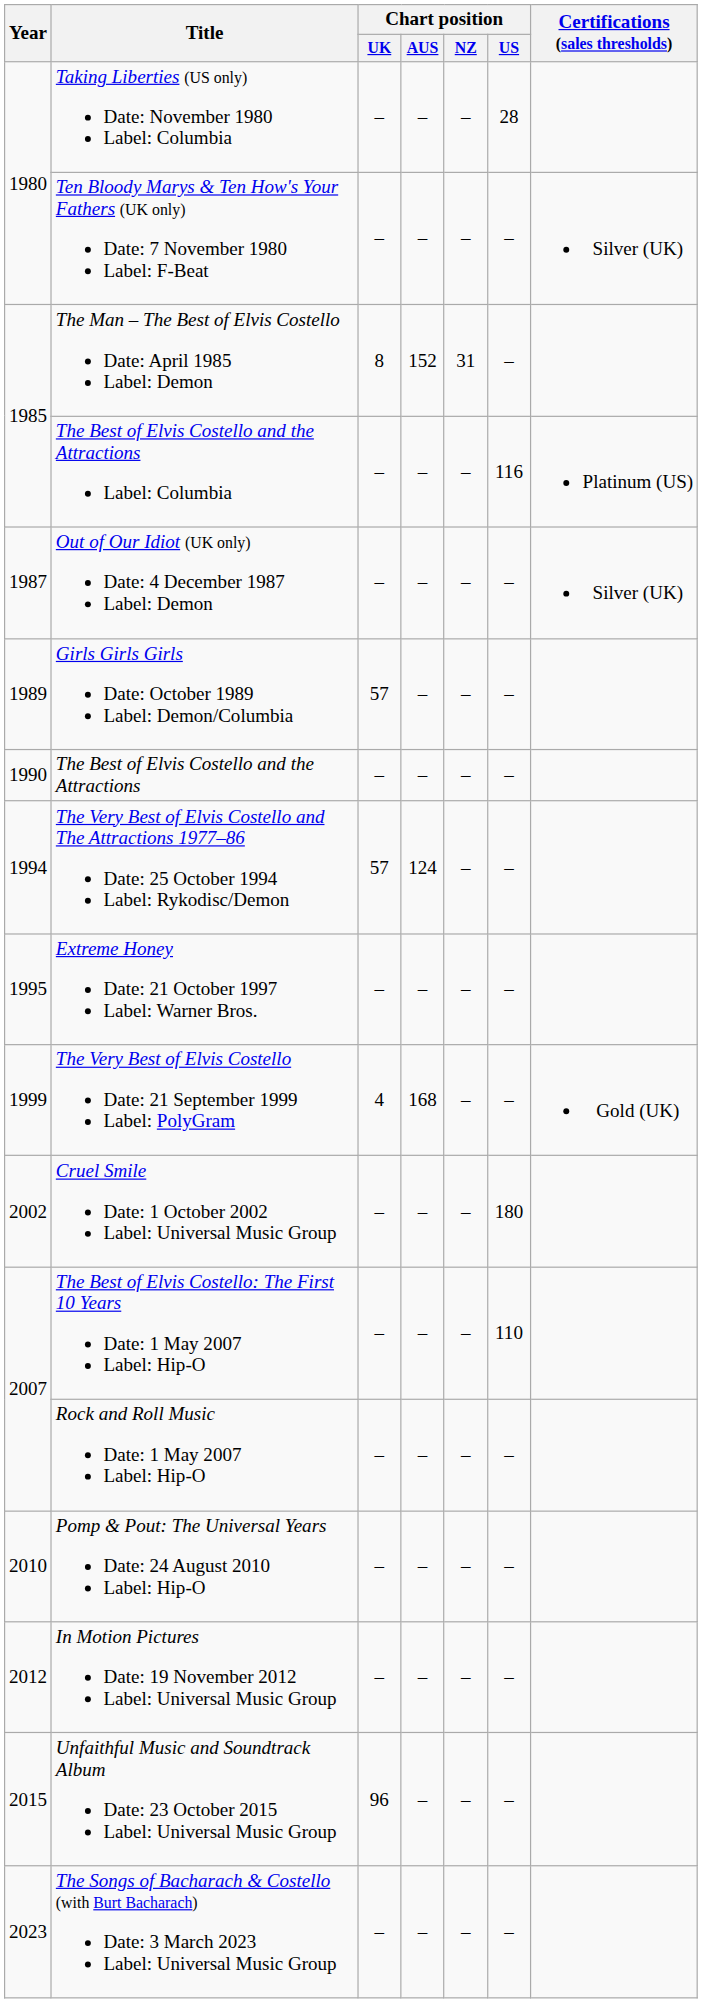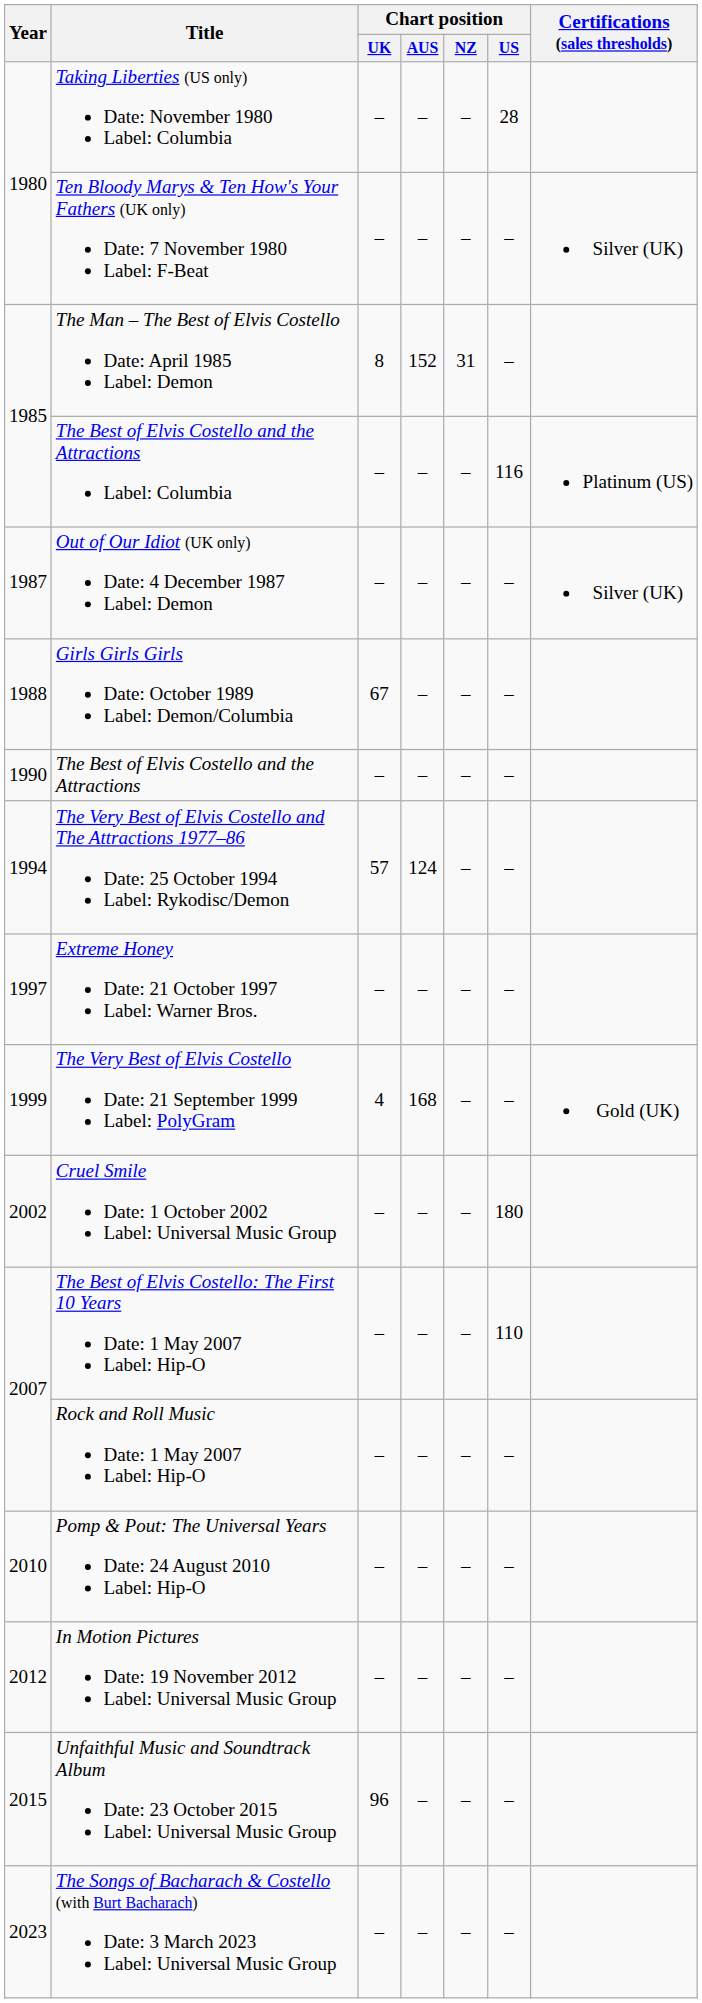(28, 693) 1989 -> (28, 693) 1988
(379, 693) 57 -> (379, 693) 67
(28, 989) 1995 -> (28, 989) 1997
